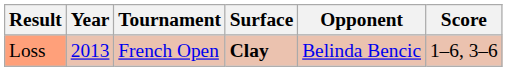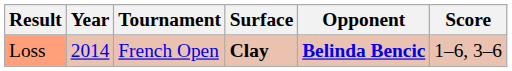(90, 50) 2013 -> (90, 50) 2014
(362, 50) normal -> (364, 50) bold
